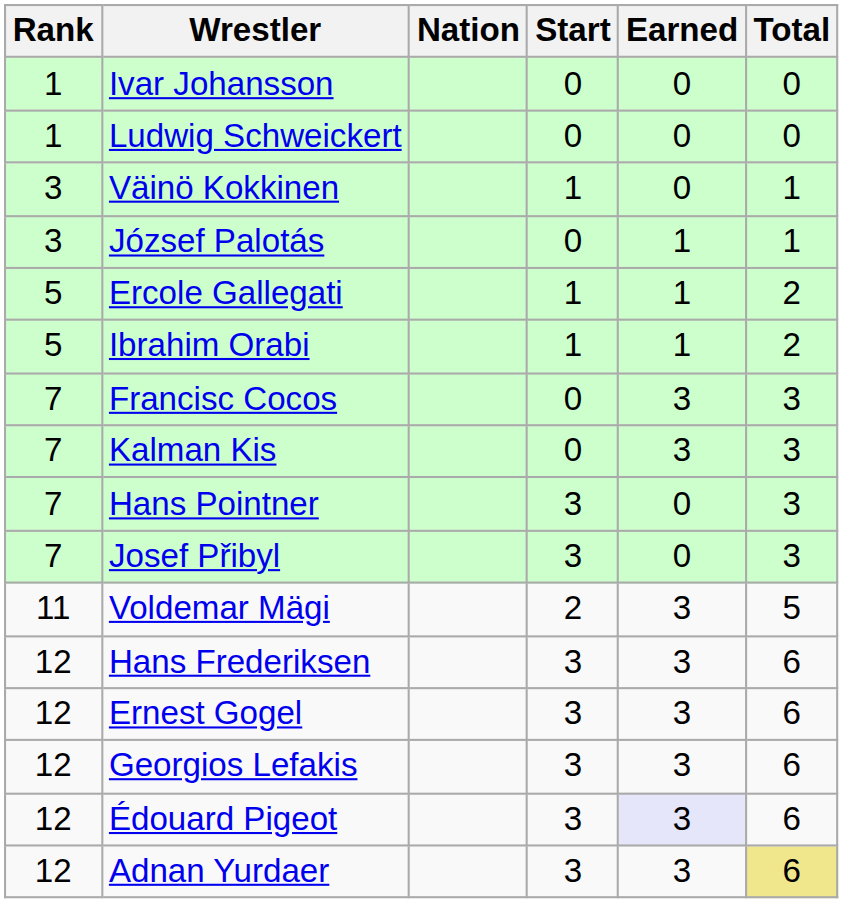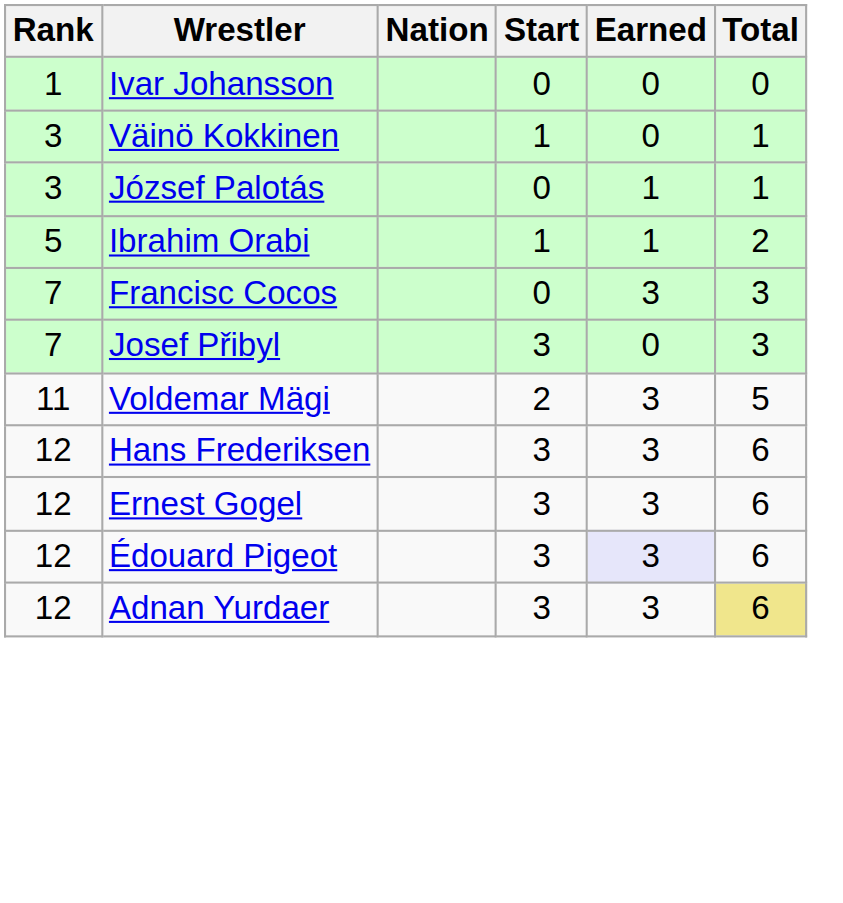- row: (255, 135)
- row: (226, 293)
- row: (193, 450)
- row: (214, 503)
- row: (233, 766)
